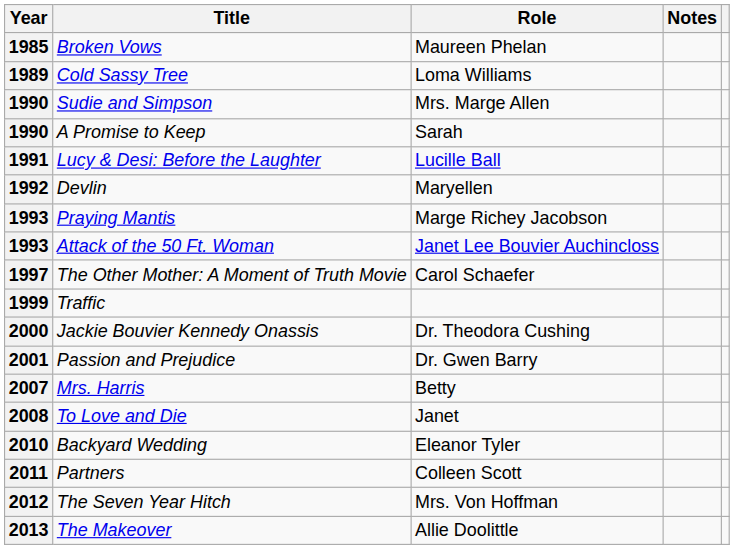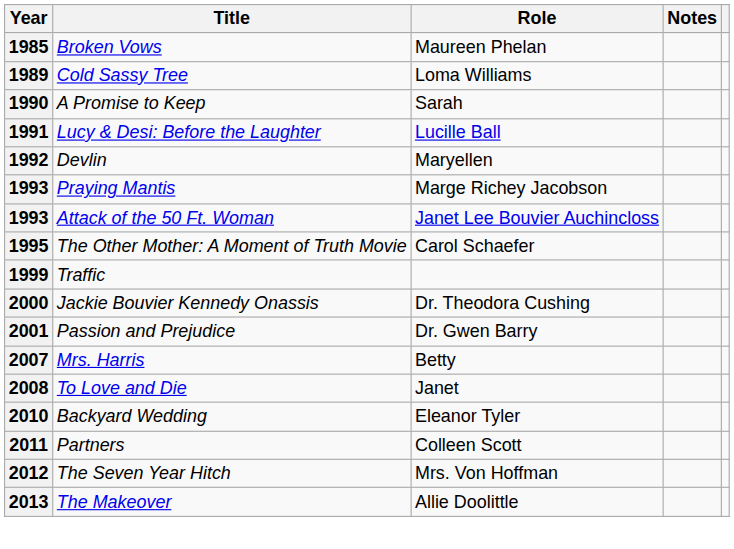- row: (135, 103)
(29, 274) 1997 -> (29, 246) 1995
